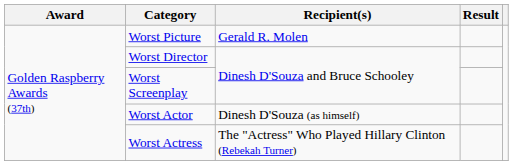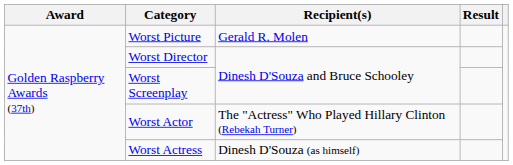(289, 114) Dinesh D'Souza (as himself) -> (332, 121) The "Actress" Who Played Hillary Clinton (Rebekah Turner)
(332, 142) The "Actress" Who Played Hillary Clinton (Rebekah Turner) -> (289, 150) Dinesh D'Souza (as himself)
